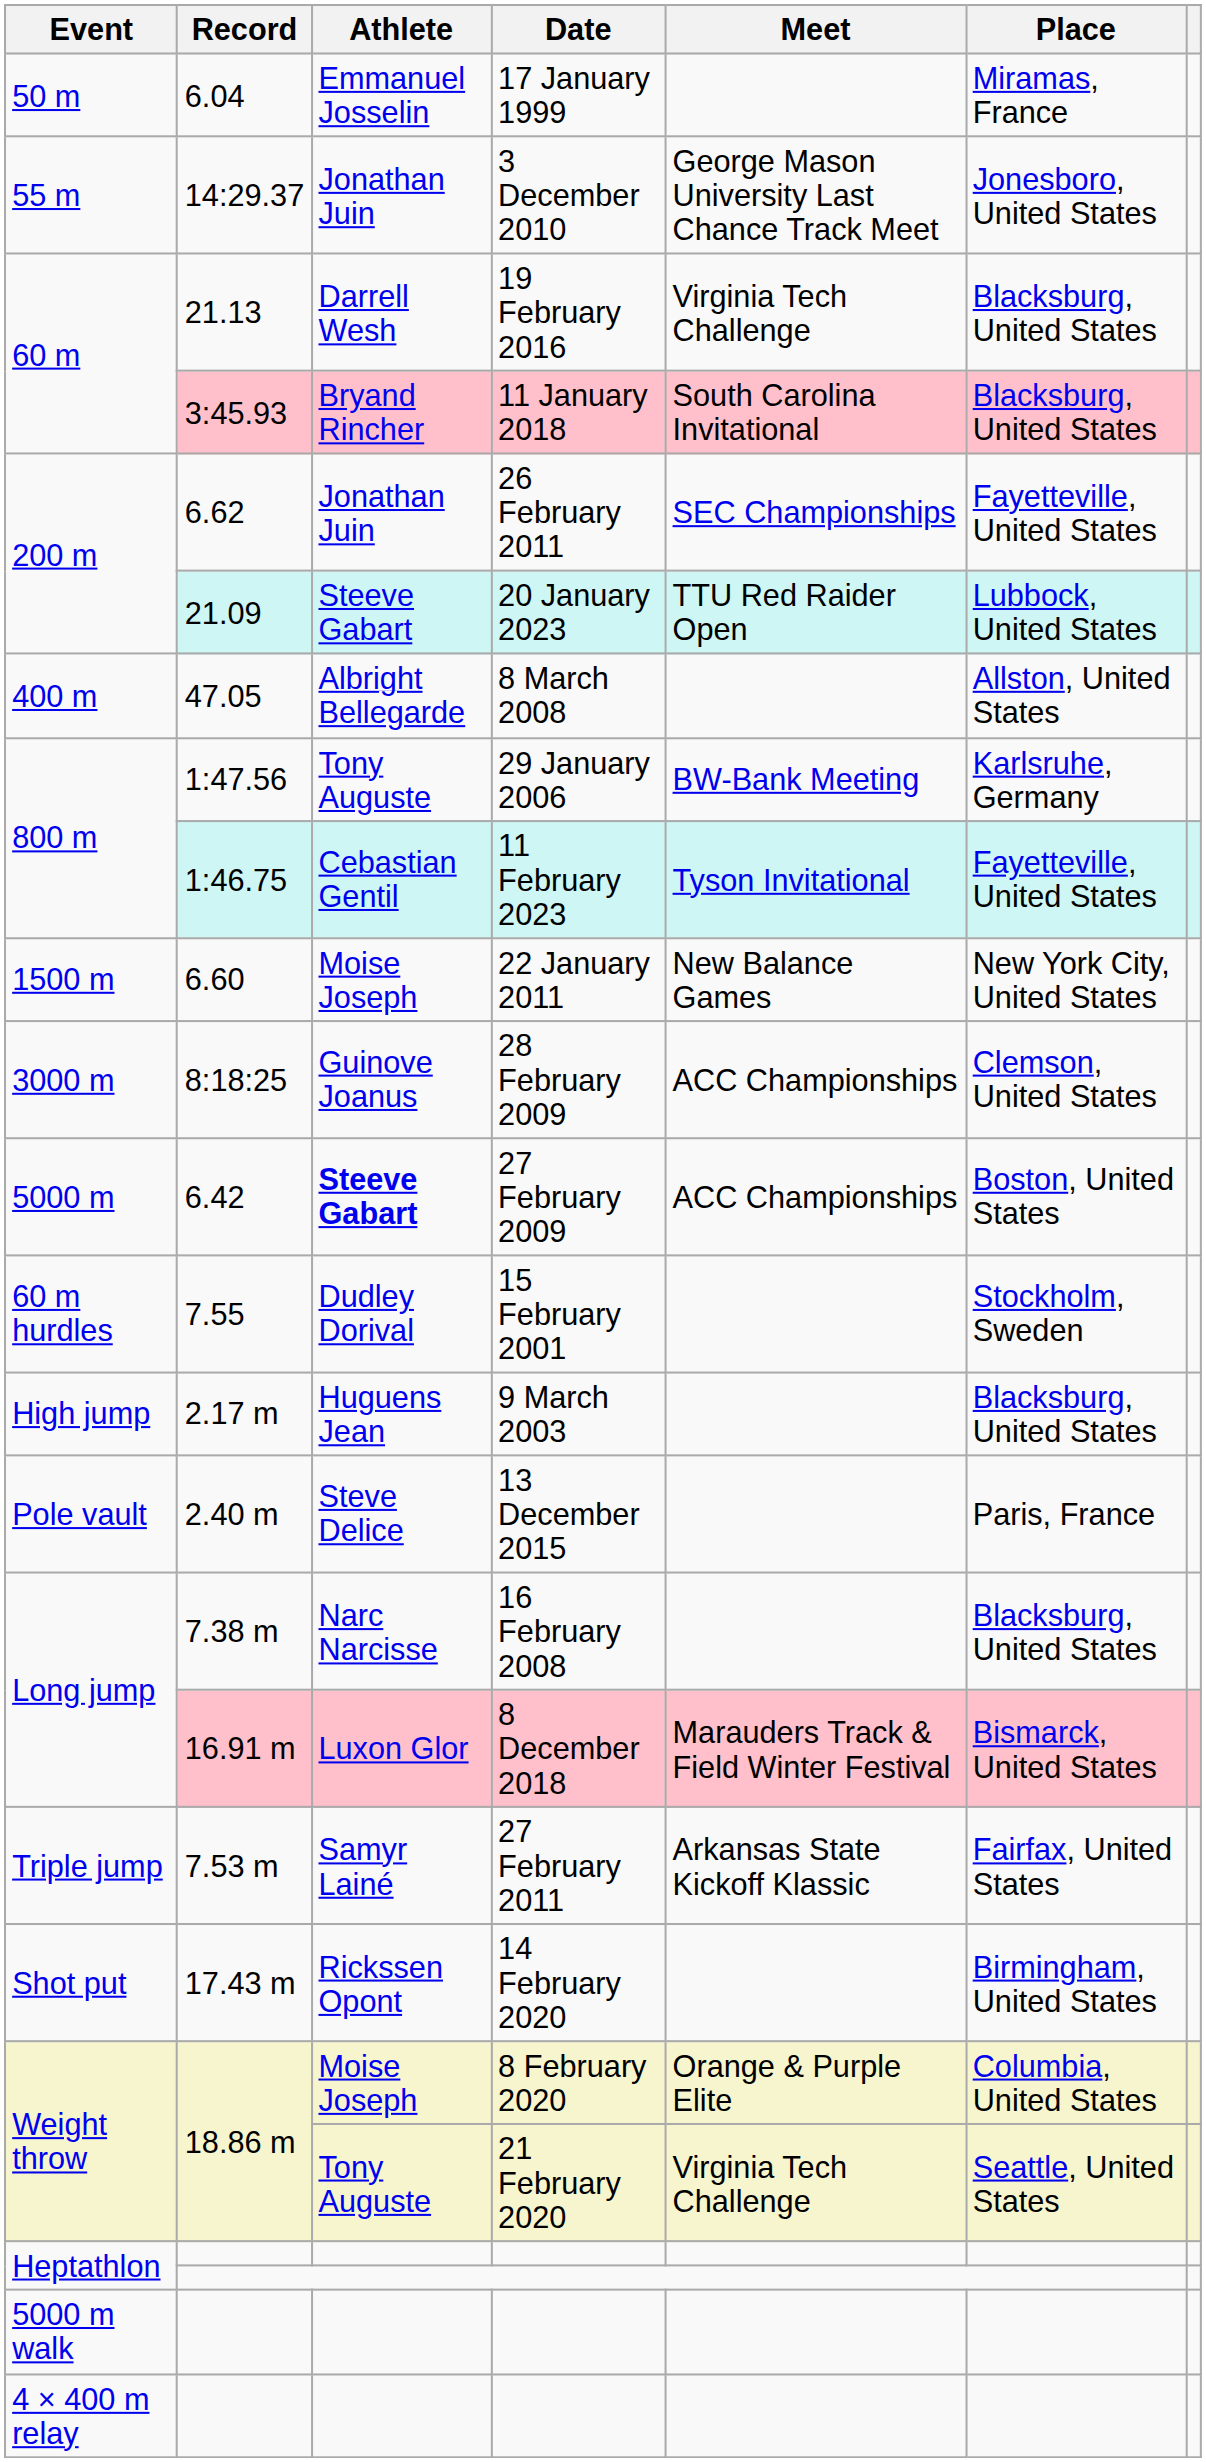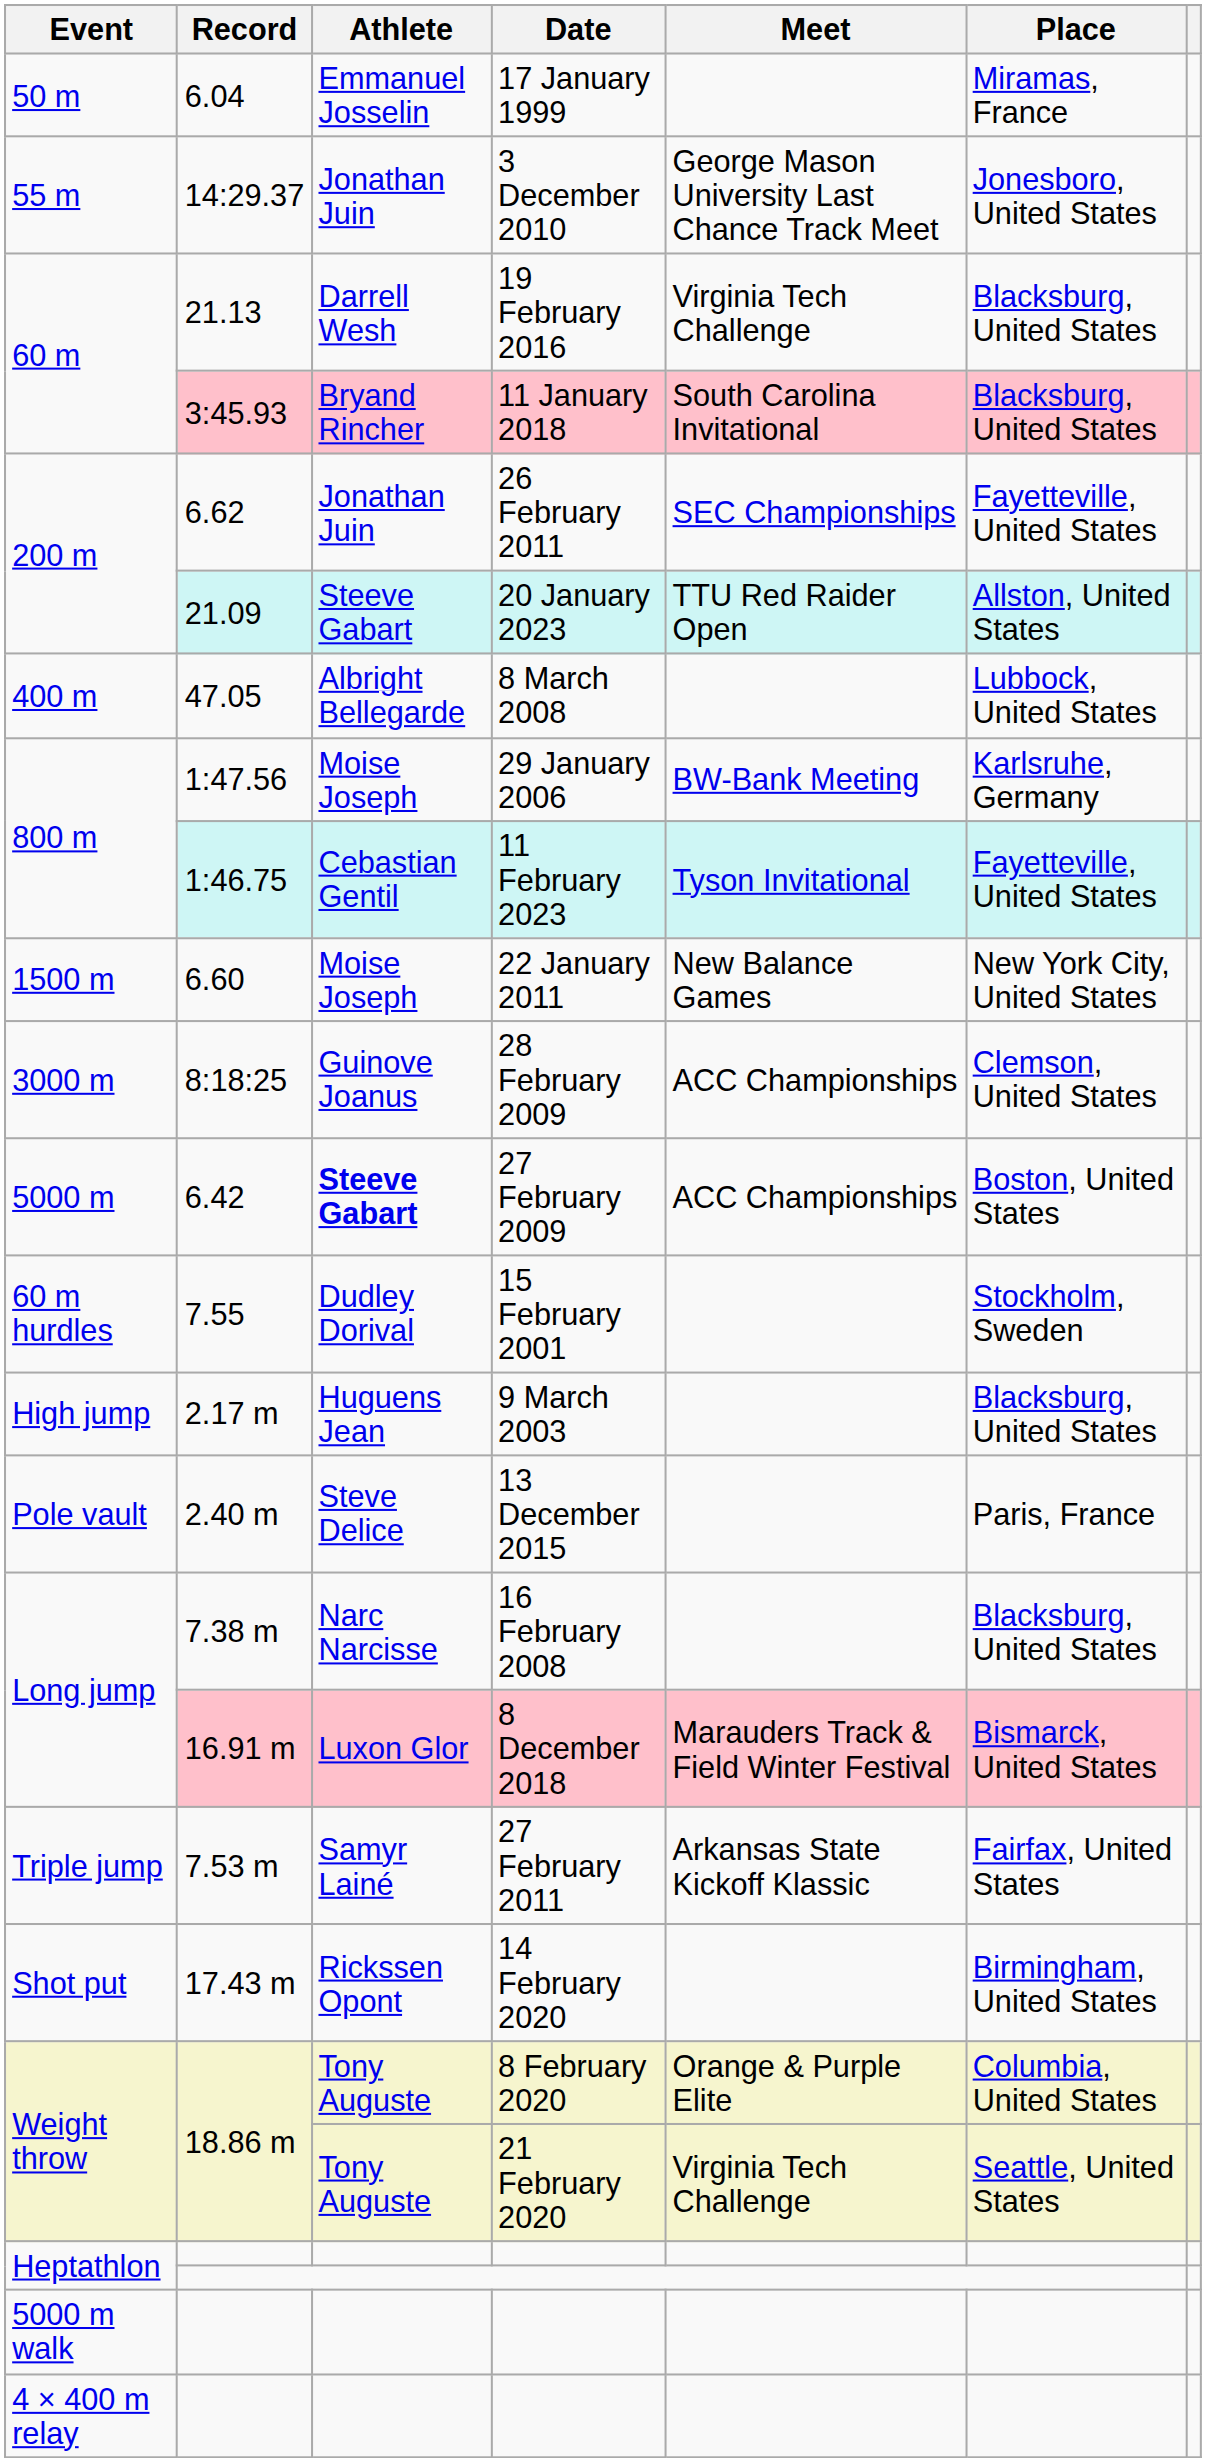(1065, 613) Lubbock, United States -> (1072, 613) Allston, United States
(1072, 696) Allston, United States -> (1065, 696) Lubbock, United States
(375, 779) Tony Auguste -> (368, 779) Moise Joseph
(368, 2083) Moise Joseph -> (375, 2083) Tony Auguste
